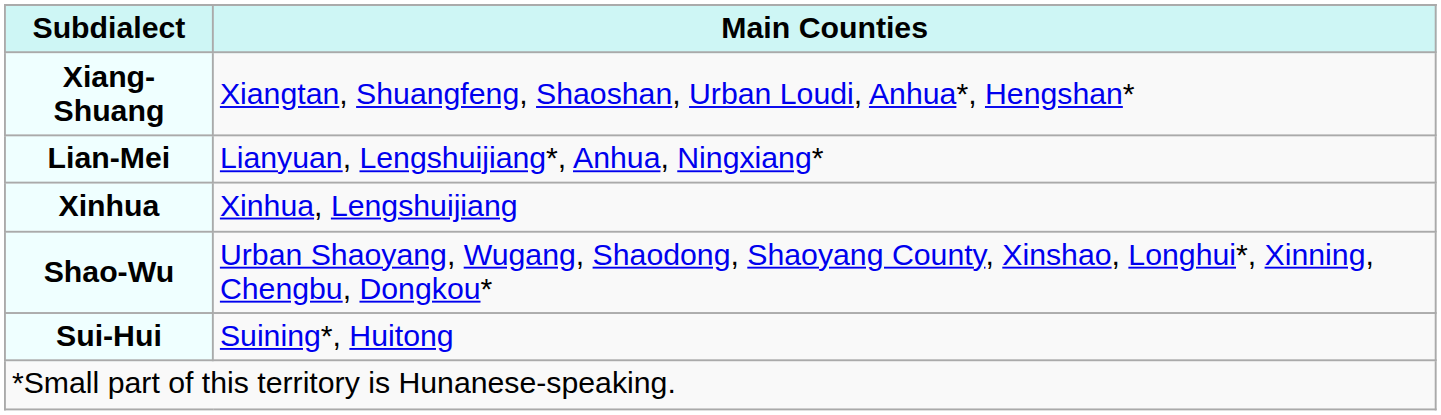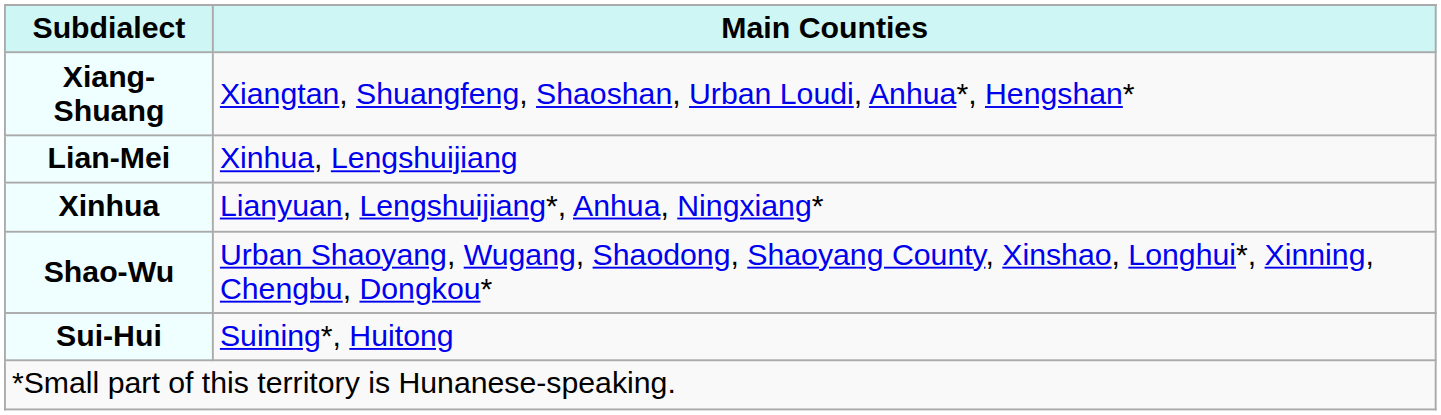(522, 158) Lianyuan, Lengshuijiang*, Anhua, Ningxiang* -> (369, 158) Xinhua, Lengshuijiang
(369, 206) Xinhua, Lengshuijiang -> (522, 206) Lianyuan, Lengshuijiang*, Anhua, Ningxiang*
